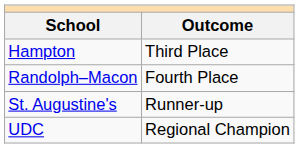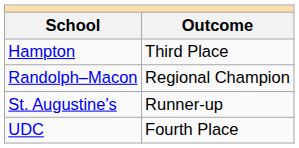(192, 77) Fourth Place -> (217, 77) Regional Champion
(217, 130) Regional Champion -> (192, 130) Fourth Place
